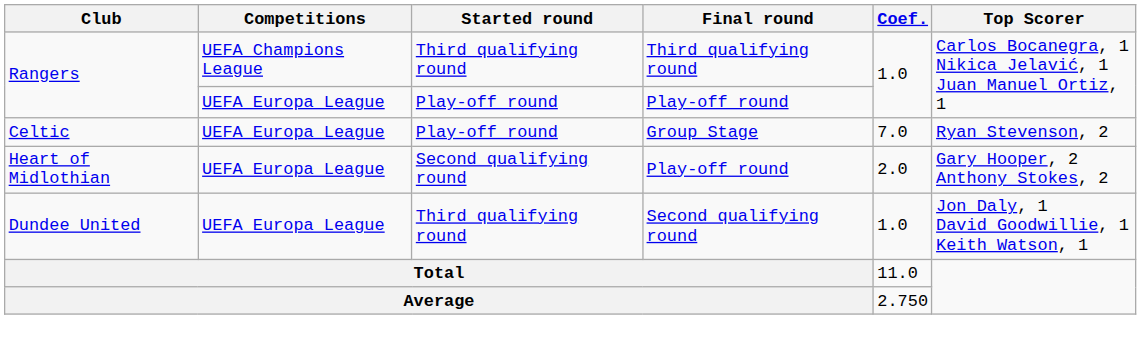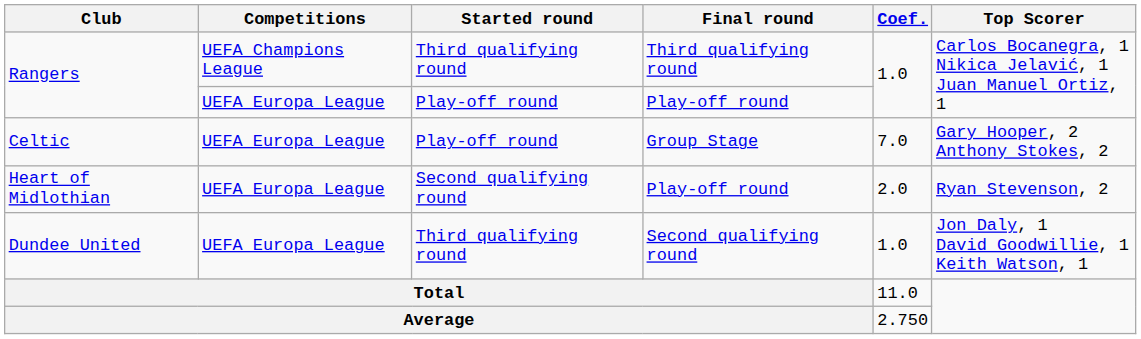(1022, 132) Ryan Stevenson, 2 -> (1022, 142) Gary Hooper, 2 Anthony Stokes, 2
(1022, 169) Gary Hooper, 2 Anthony Stokes, 2 -> (1022, 189) Ryan Stevenson, 2
